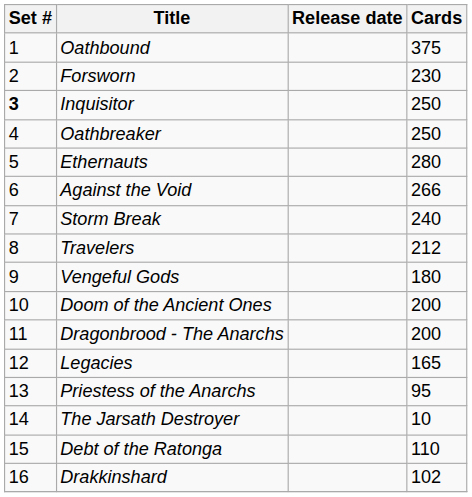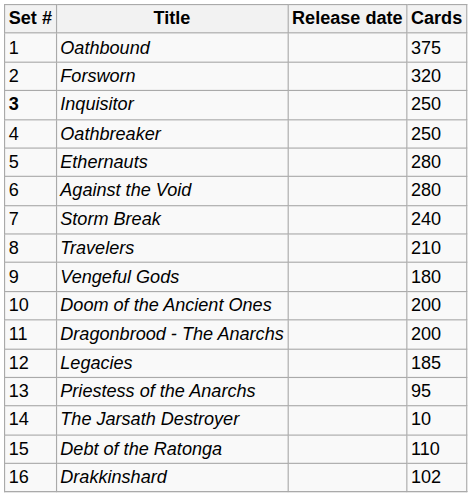(426, 76) 230 -> (426, 76) 320
(426, 190) 266 -> (426, 190) 280
(426, 248) 212 -> (426, 248) 210
(426, 362) 165 -> (426, 362) 185
